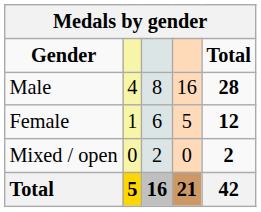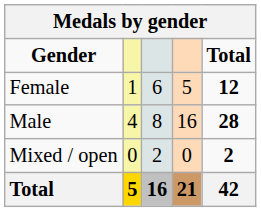rows swapped: (30, 88) <-> (39, 122)
